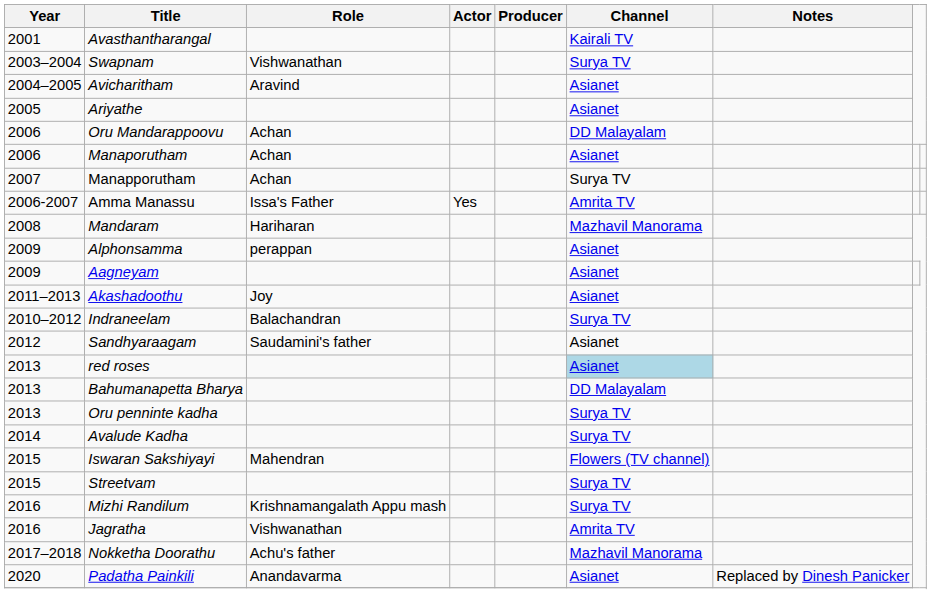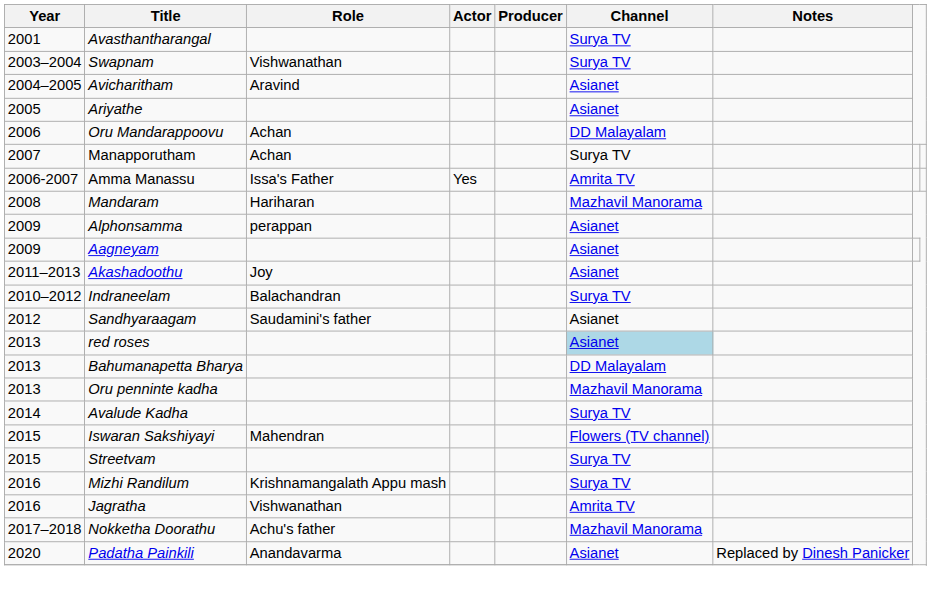(601, 39) Kairali TV -> (600, 39) Surya TV
- row: (138, 156)
(600, 413) Surya TV -> (636, 389) Mazhavil Manorama
